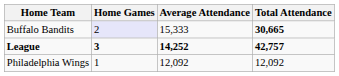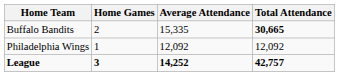(97, 29) lavender background -> (97, 29) no background
(174, 29) 15,333 -> (174, 29) 15,335
rows swapped: (48, 63) <-> (23, 46)
